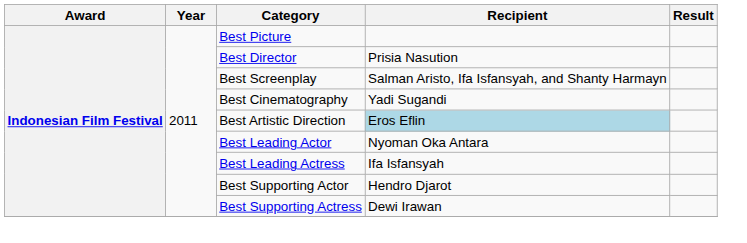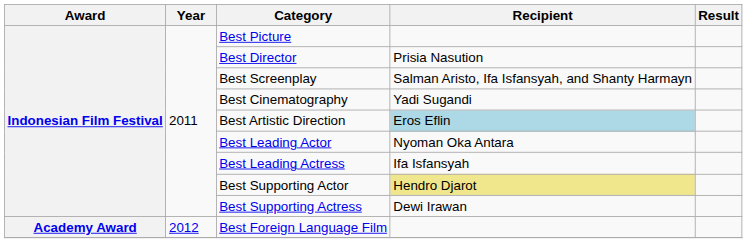(410, 185) no background -> (435, 185) khaki background
+ row: (303, 227)
